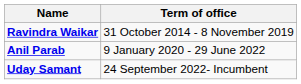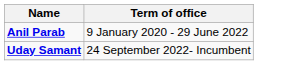- row: (53, 32)
